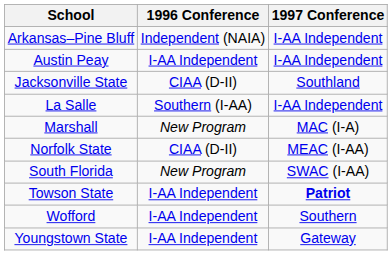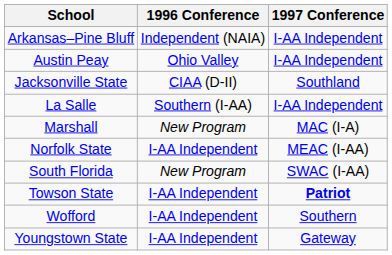(203, 60) I-AA Independent -> (203, 60) Ohio Valley
(203, 149) CIAA (D-II) -> (203, 149) I-AA Independent
